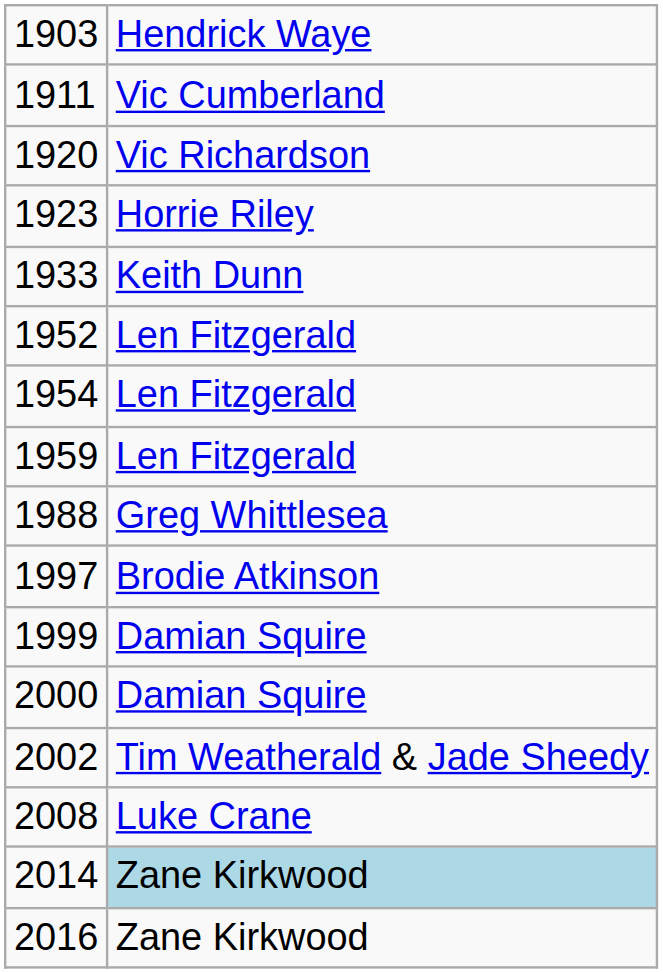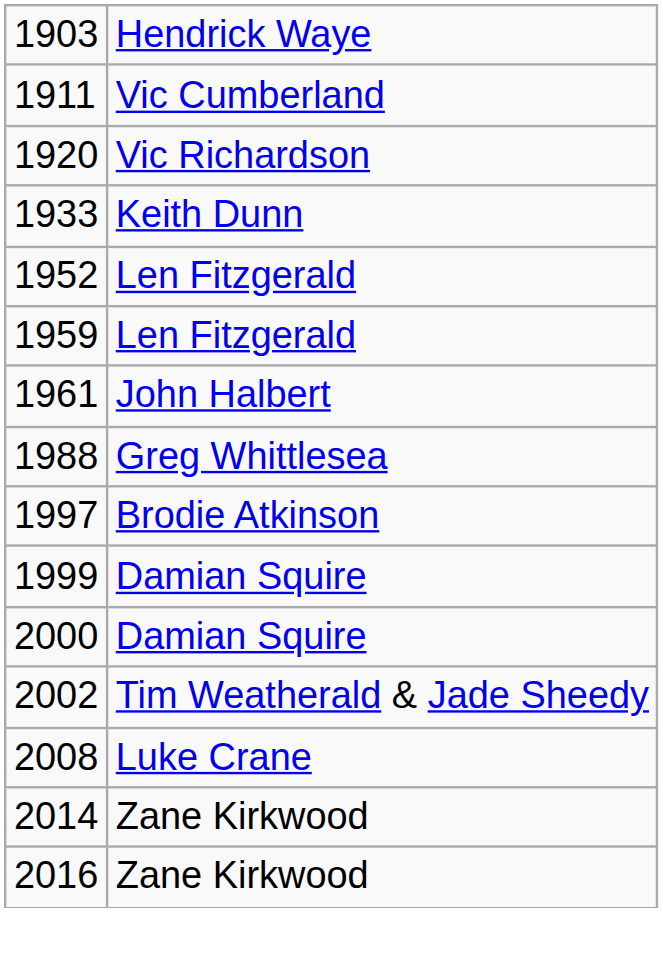- row: (56, 214)
- row: (56, 395)
+ row: (56, 395)
(242, 876) lightblue background -> (242, 816) no background
